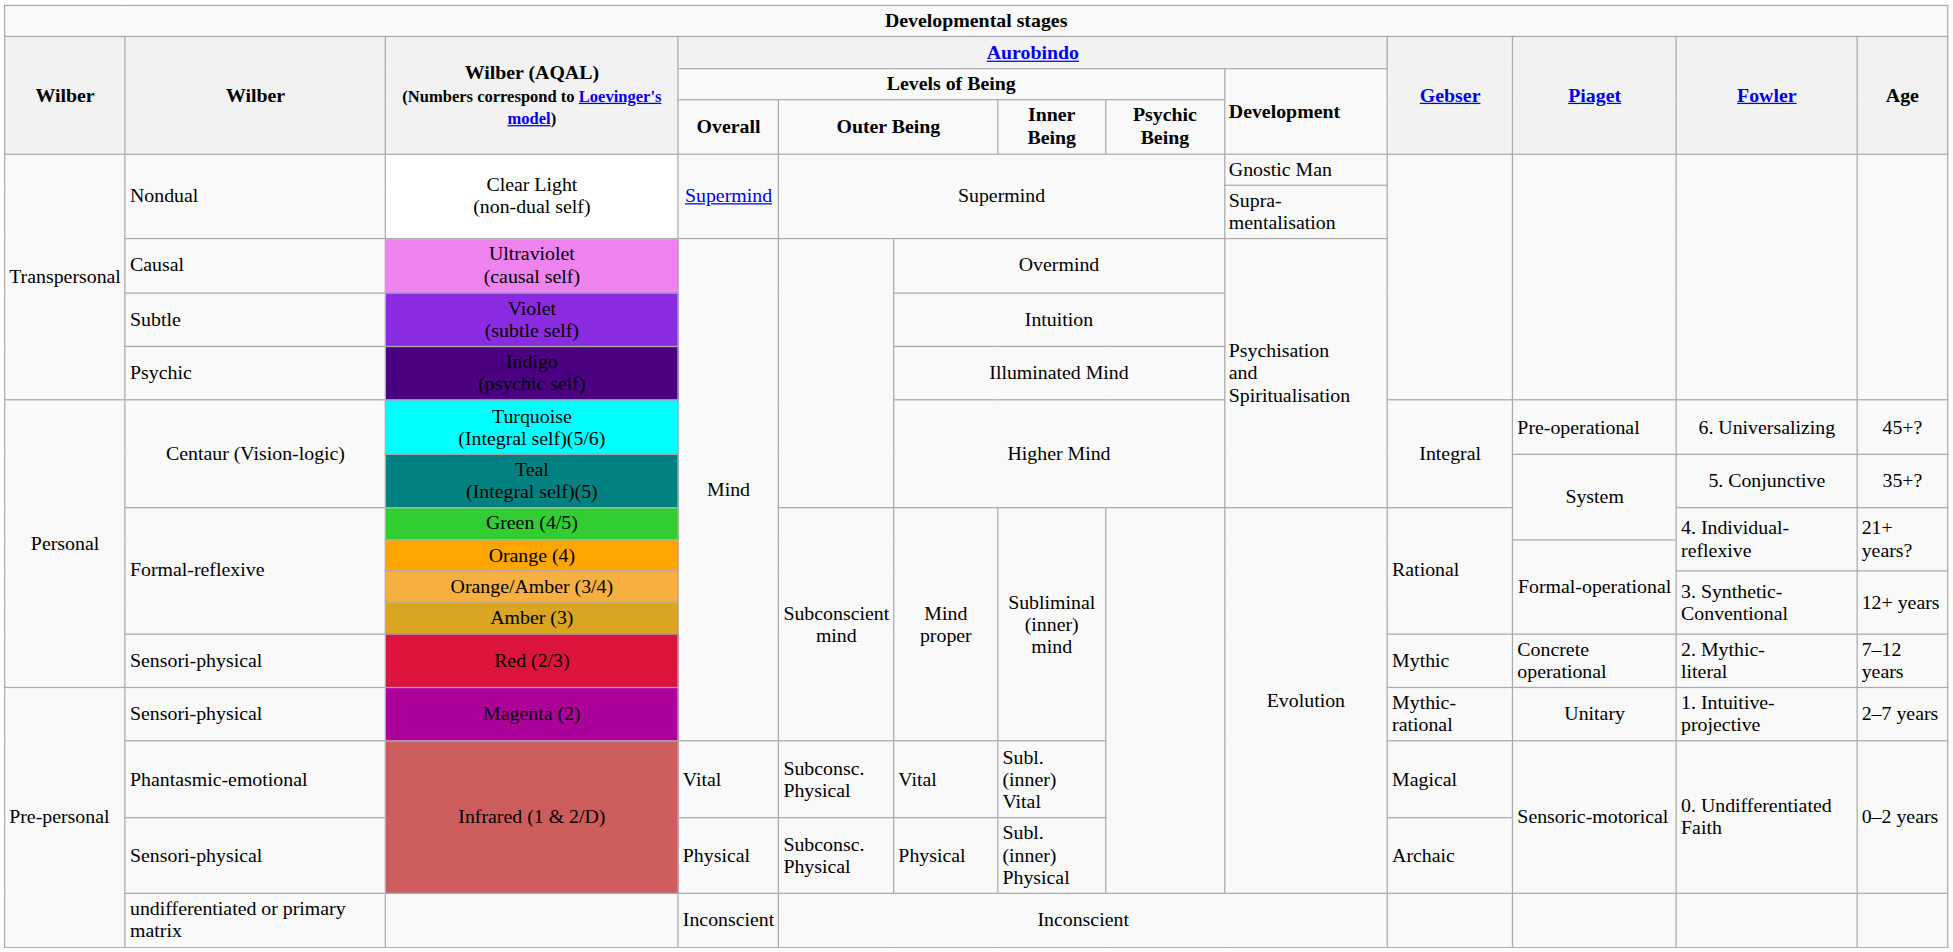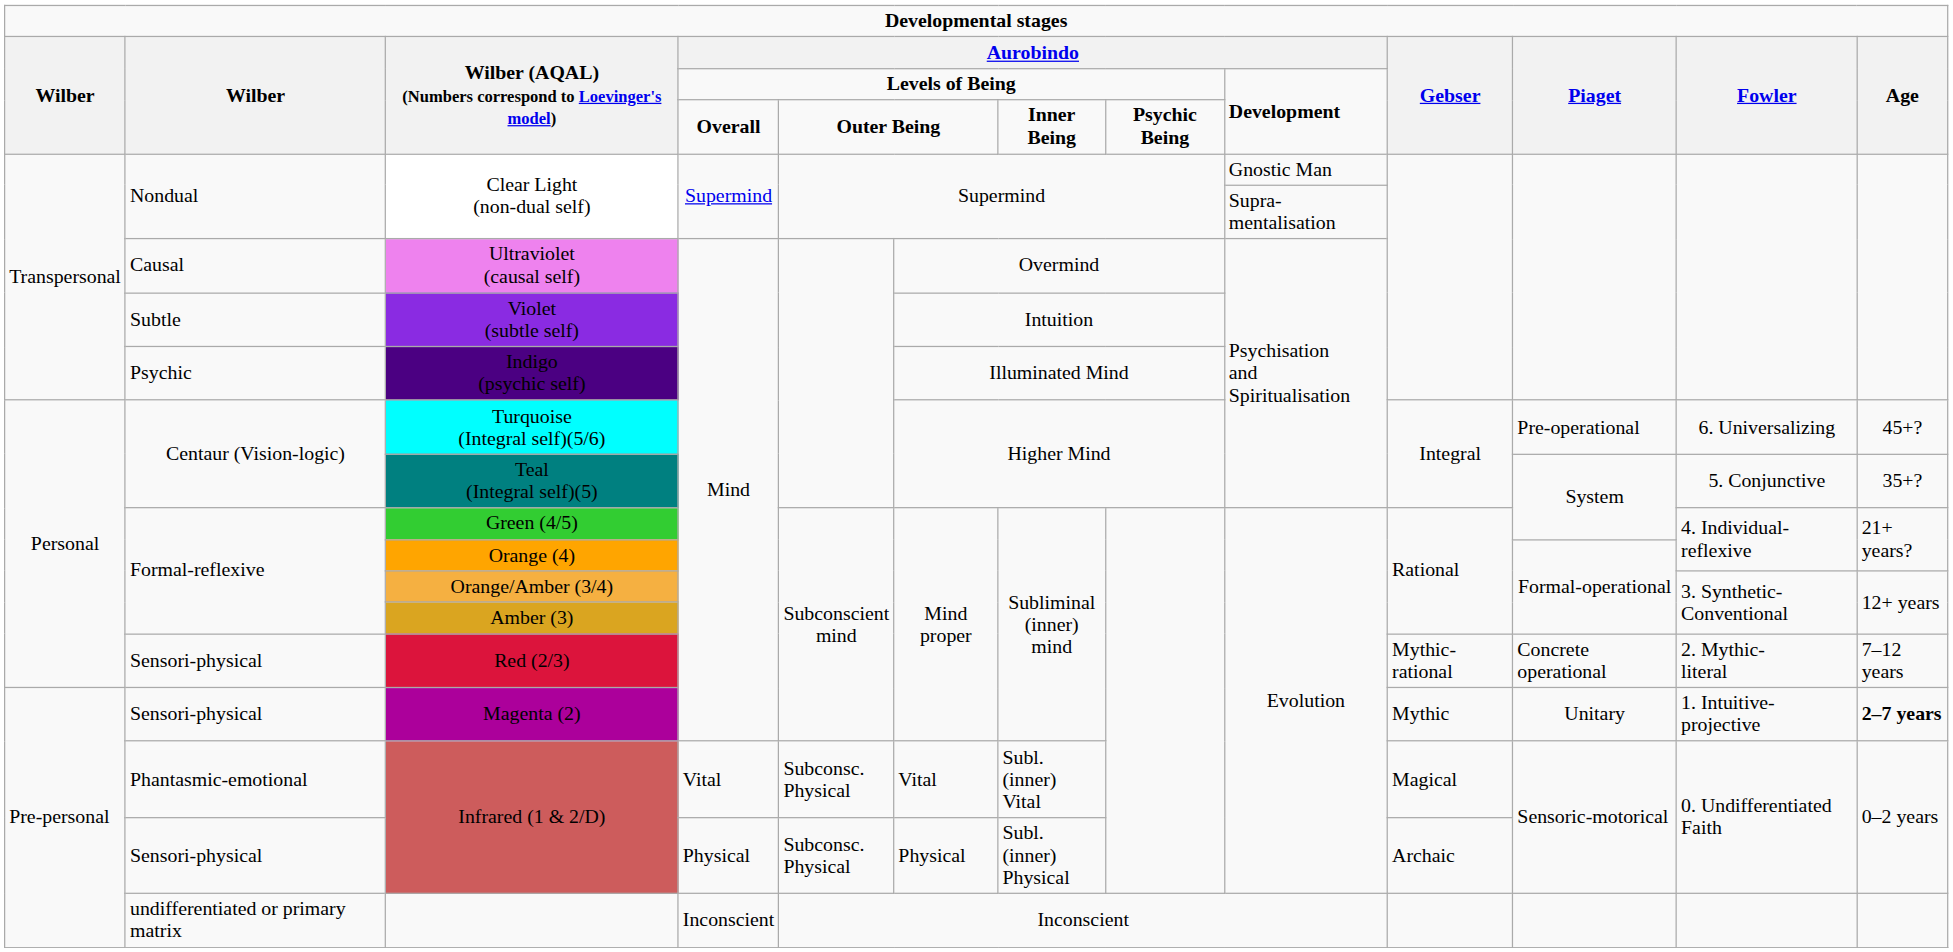(1421, 660) Mythic -> (1424, 660) Mythic-rational
(1424, 714) Mythic-rational -> (1421, 714) Mythic
(1900, 714) normal -> (1902, 714) bold
